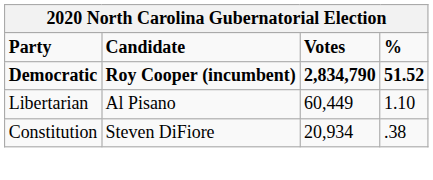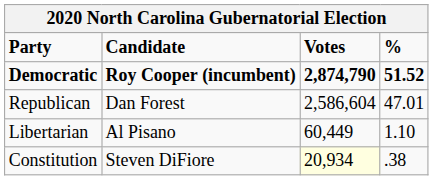(340, 75) 2,834,790 -> (340, 75) 2,874,790
+ row: (49, 103)
(329, 132) no background -> (329, 160) lightyellow background
